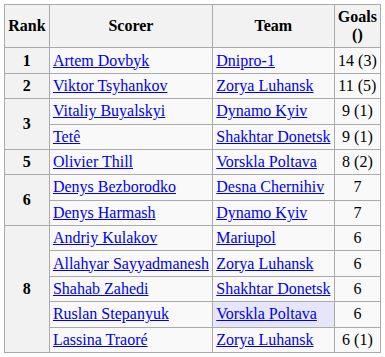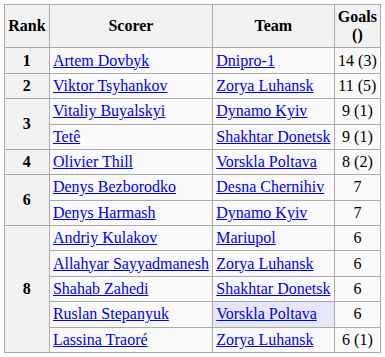(27, 162) 5 -> (27, 162) 4
